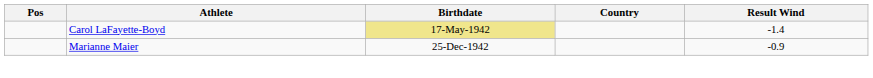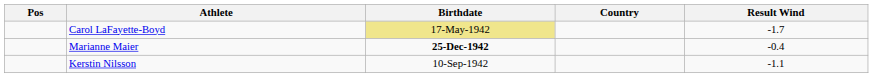(776, 30) -1.4 -> (776, 30) -1.7
(460, 47) normal -> (460, 47) bold
(776, 47) -0.9 -> (776, 47) -0.4
+ row: (103, 64)
